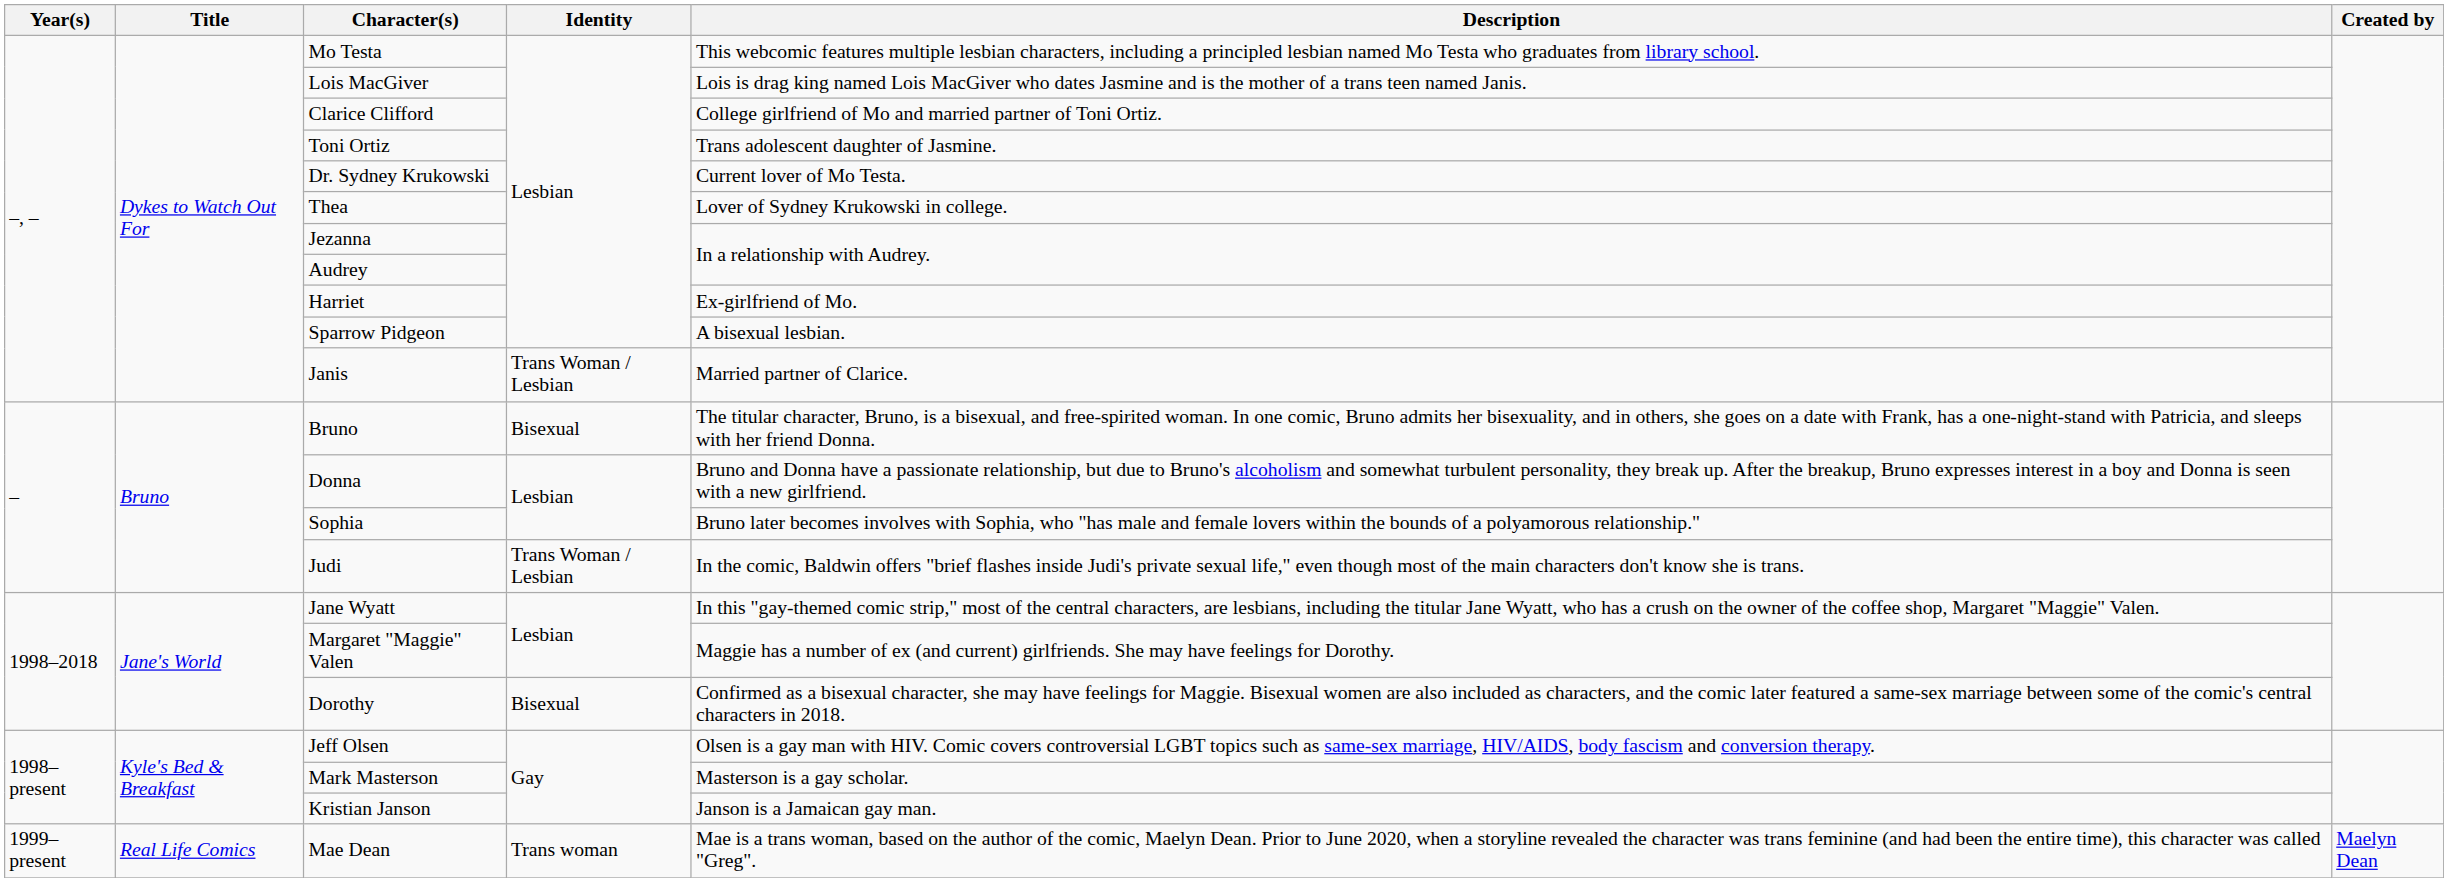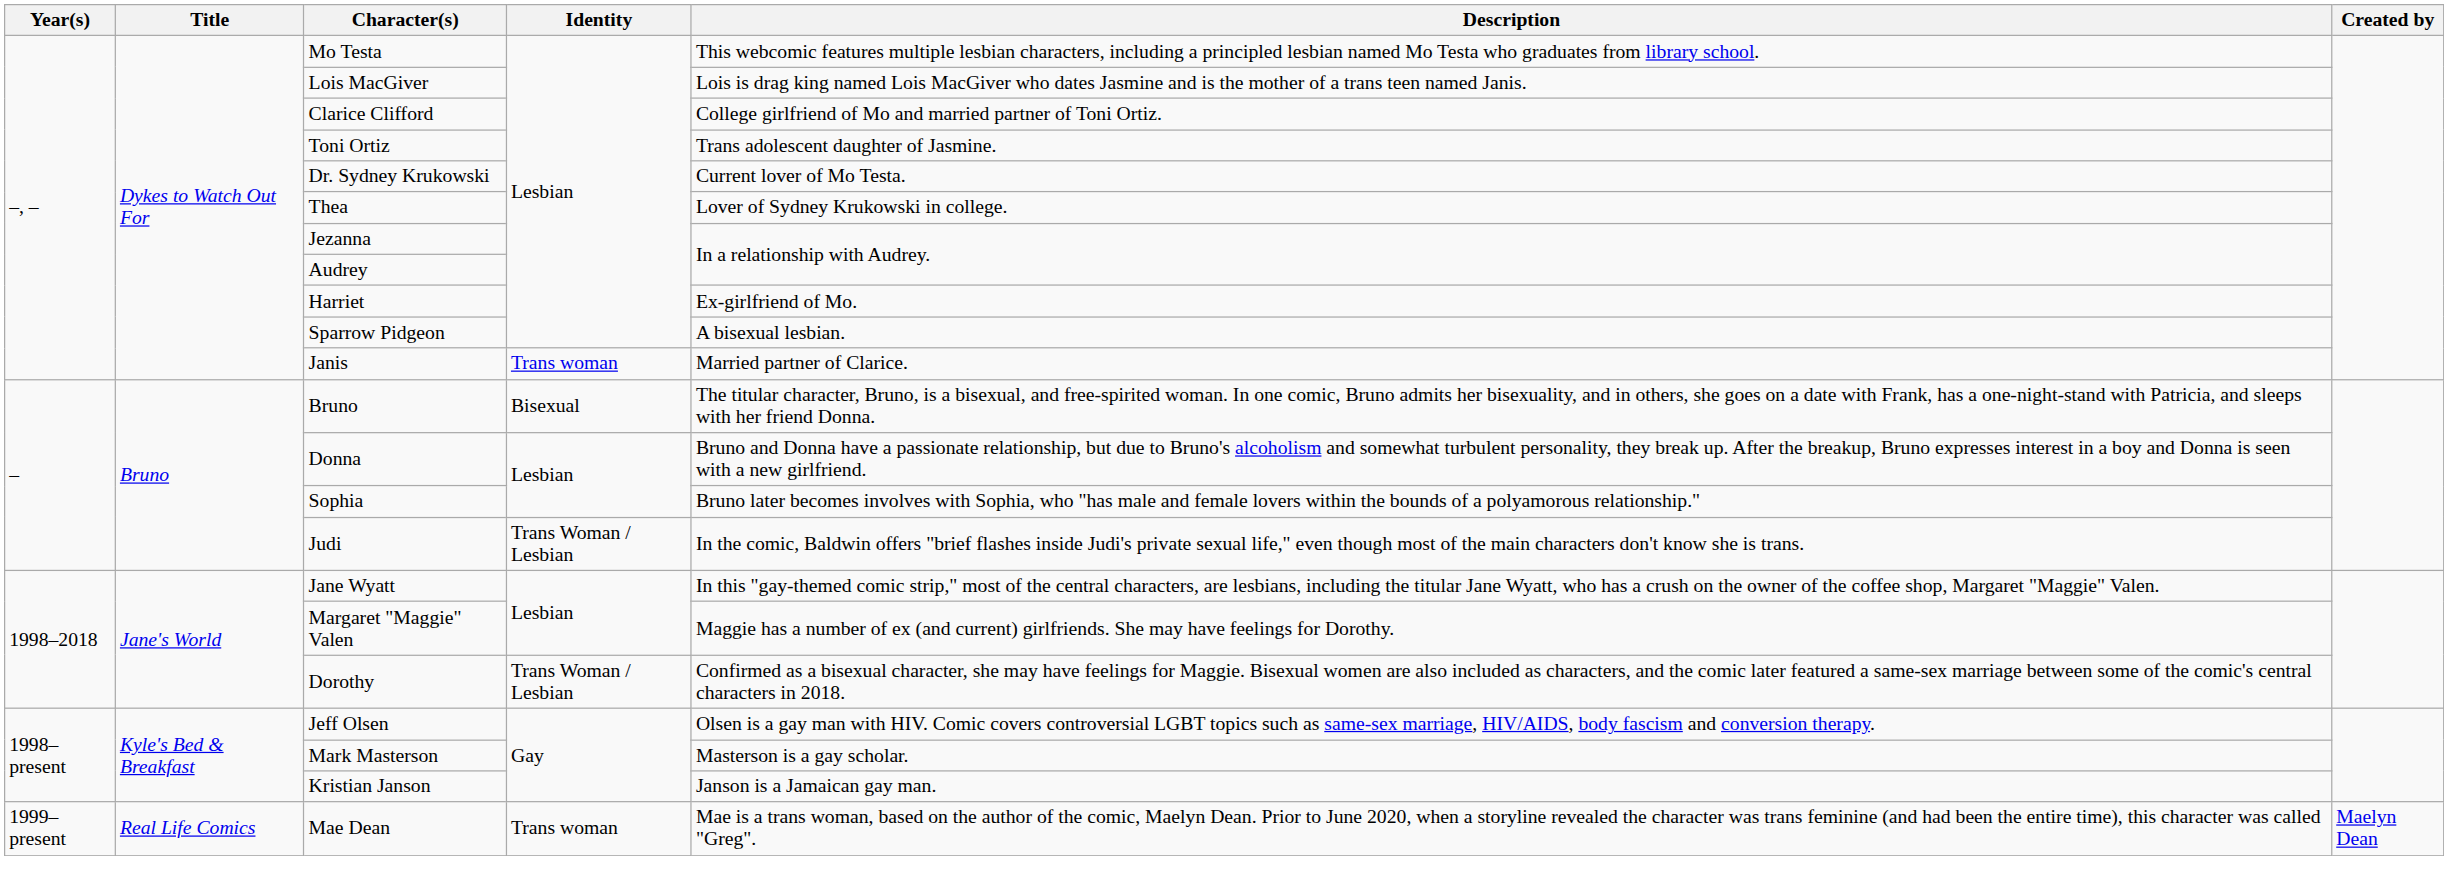(571, 374) Trans Woman / Lesbian -> (564, 363) Trans woman
(545, 703) Bisexual -> (571, 681) Trans Woman / Lesbian
